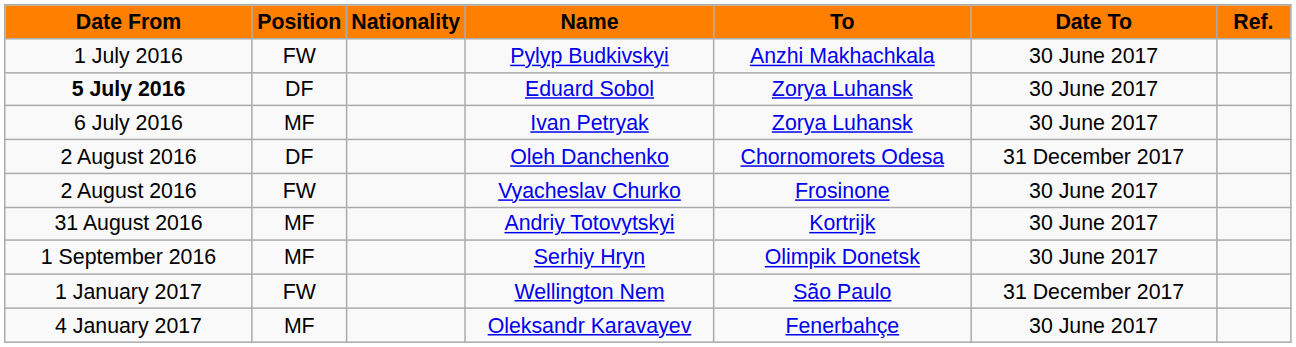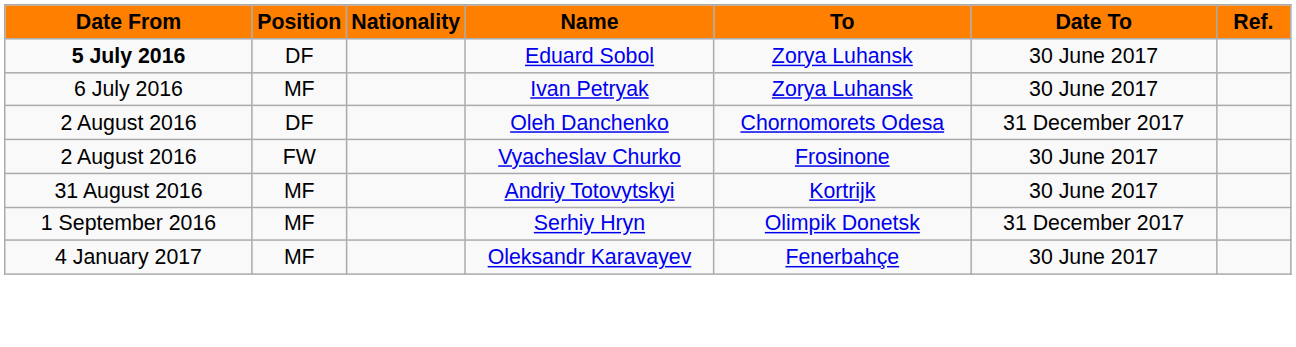- row: (589, 56)
(1094, 258) 30 June 2017 -> (1094, 224) 31 December 2017
- row: (590, 291)
